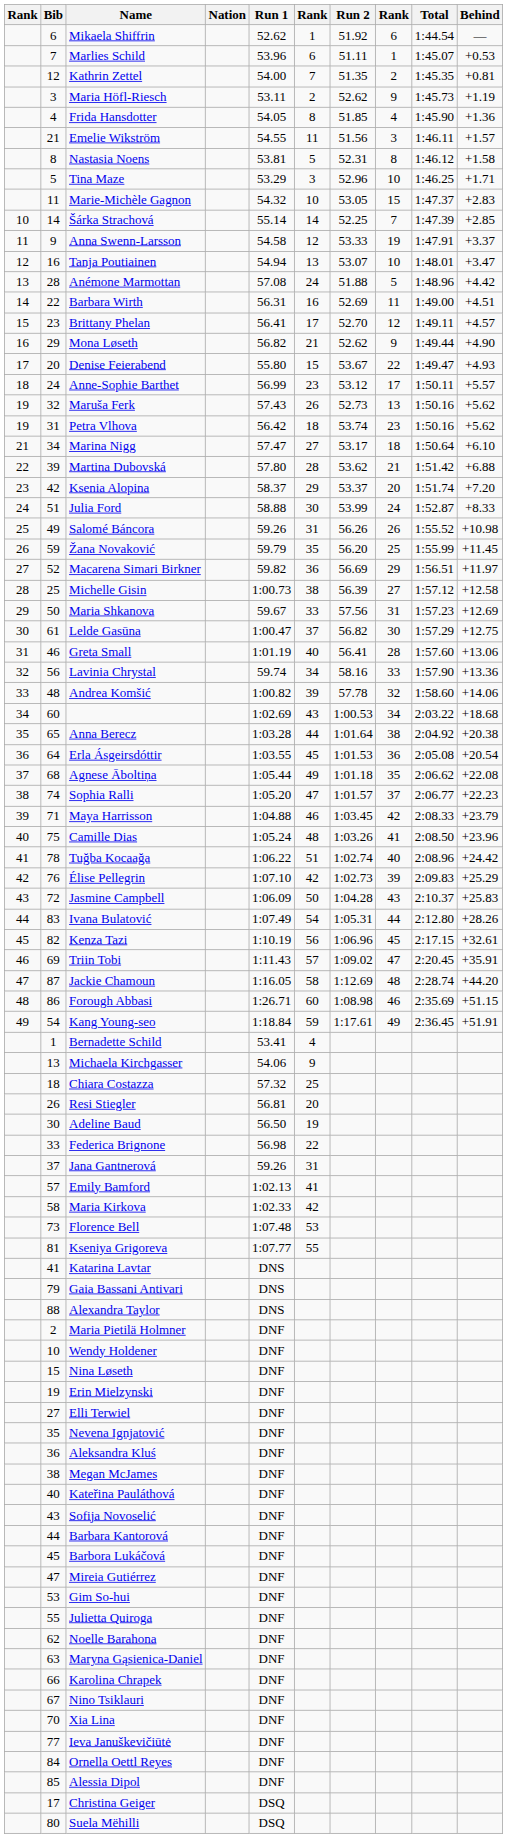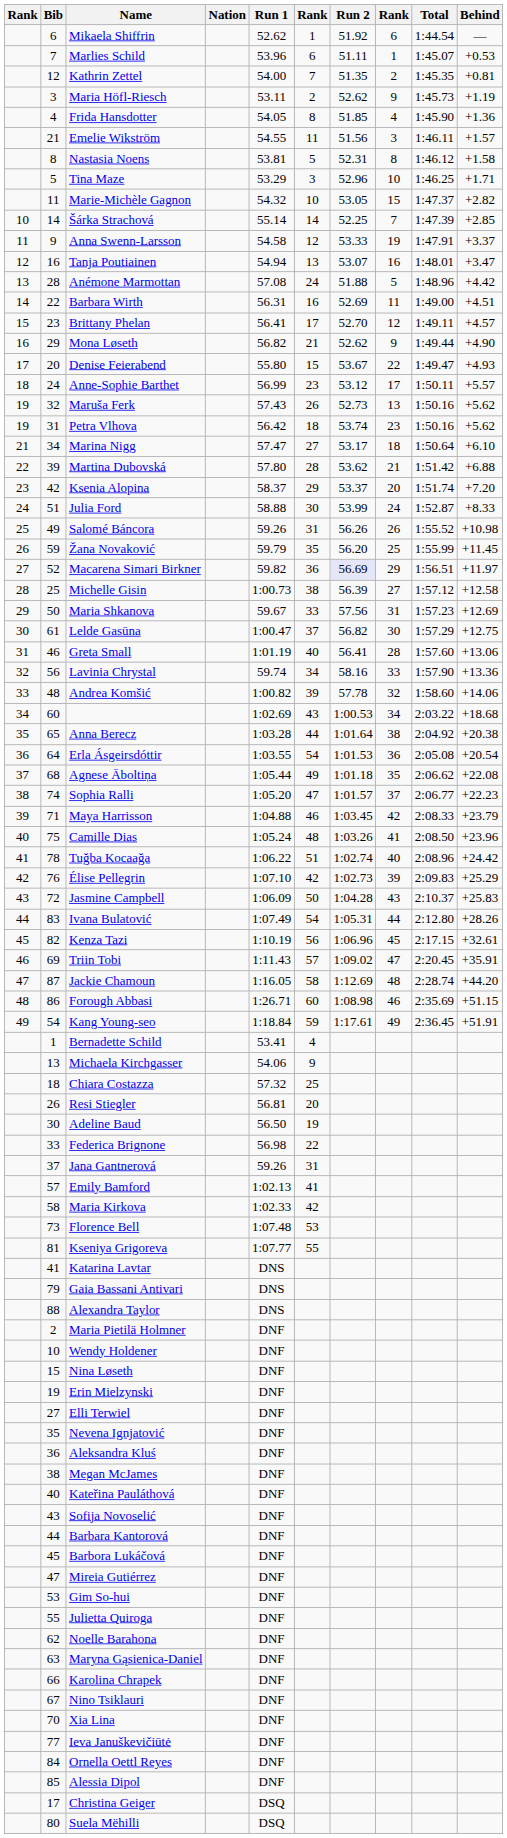(480, 199) +2.83 -> (480, 199) +2.82
(394, 261) 10 -> (394, 261) 16
(353, 569) no background -> (353, 569) lavender background
(312, 754) 45 -> (312, 754) 54
